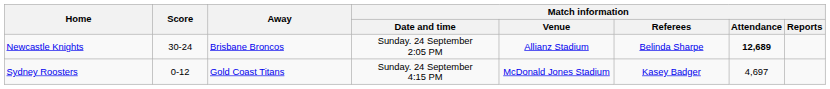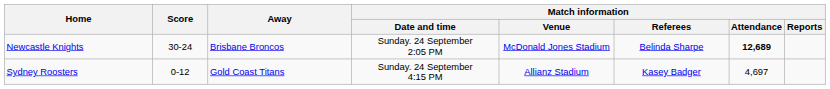(557, 47) Allianz Stadium -> (557, 47) McDonald Jones Stadium
(557, 72) McDonald Jones Stadium -> (557, 72) Allianz Stadium
